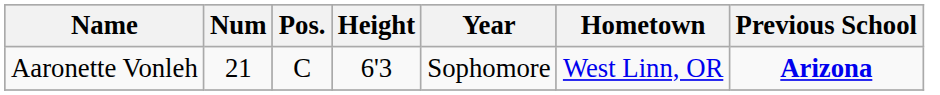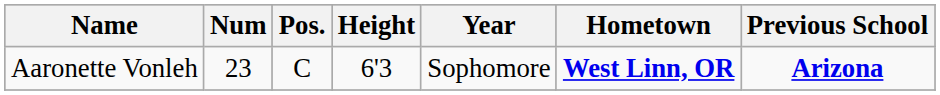(238, 68) 21 -> (238, 68) 23
(643, 68) normal -> (649, 68) bold
